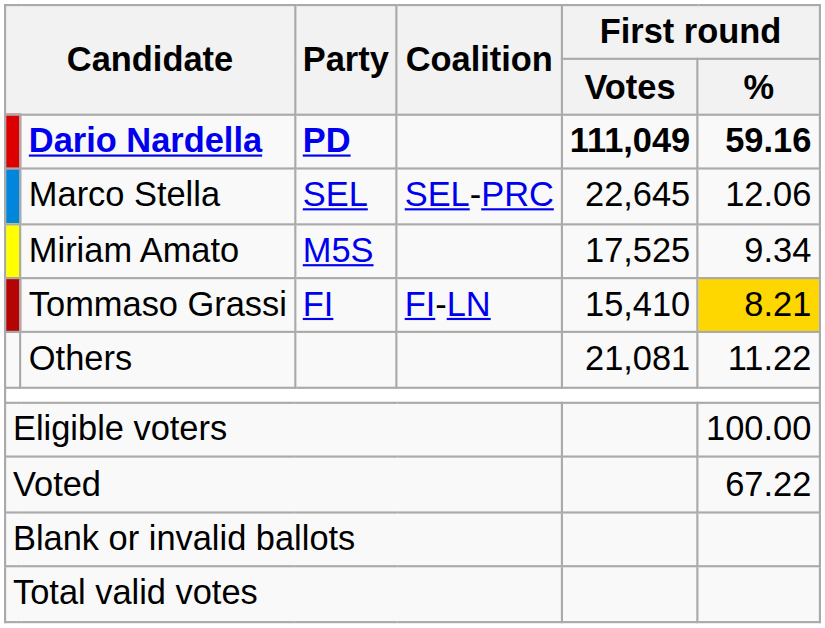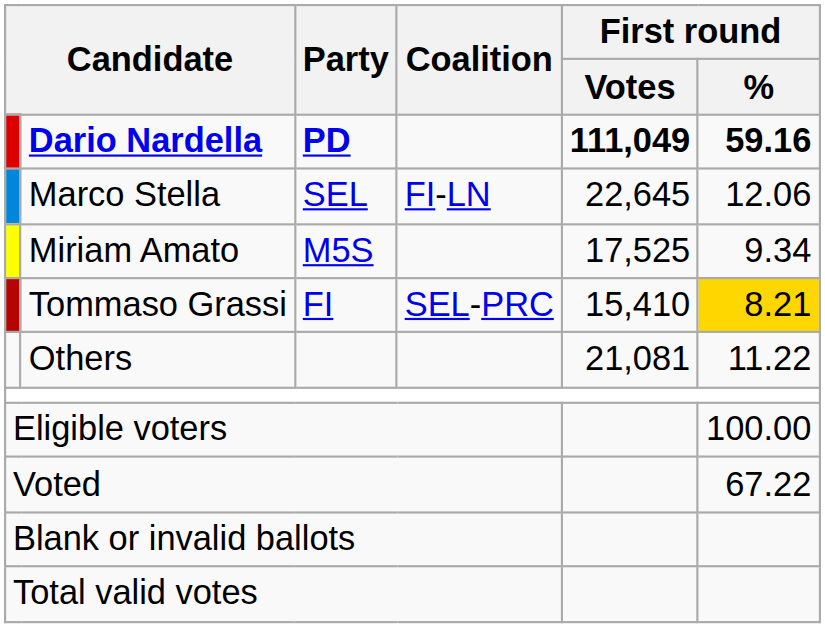(479, 195) SEL-PRC -> (448, 195) FI-LN
(448, 304) FI-LN -> (479, 304) SEL-PRC
